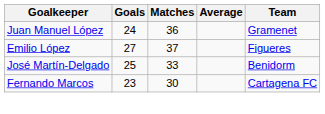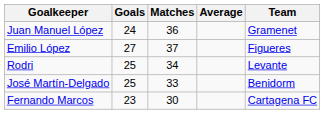+ row: (20, 65)
